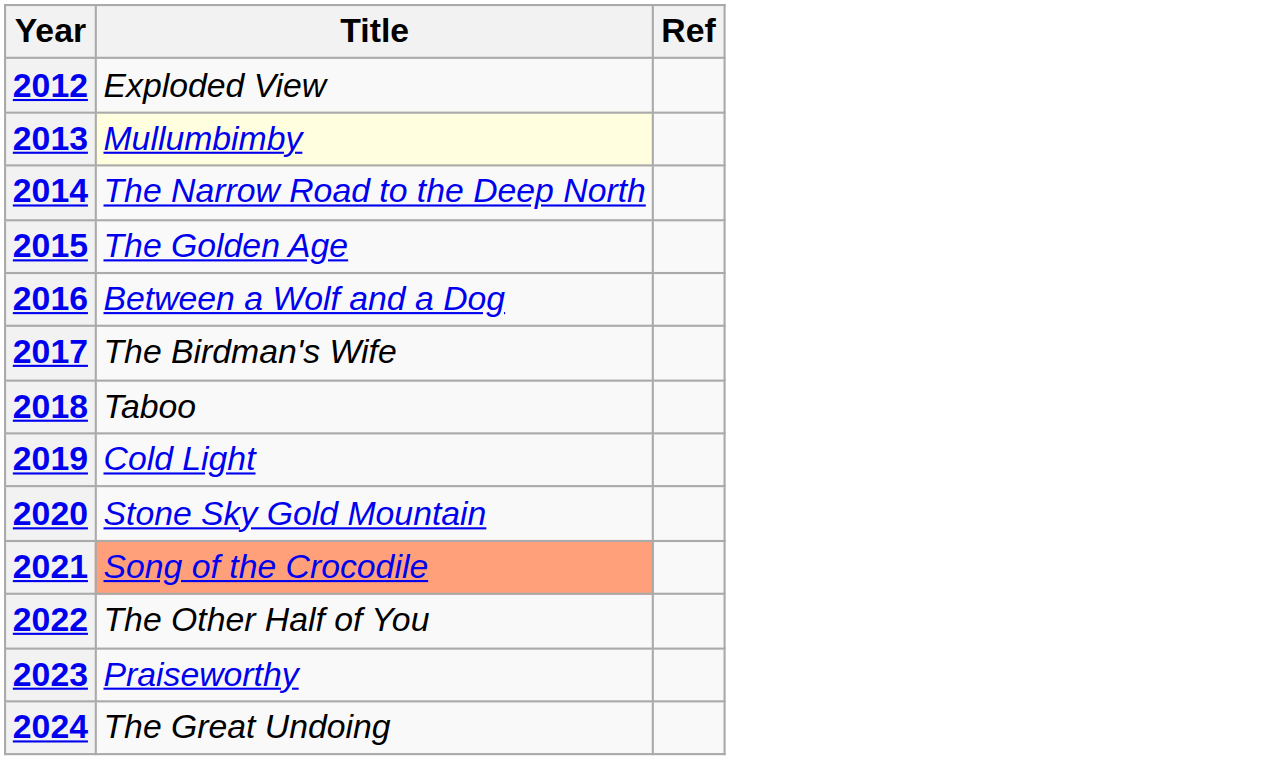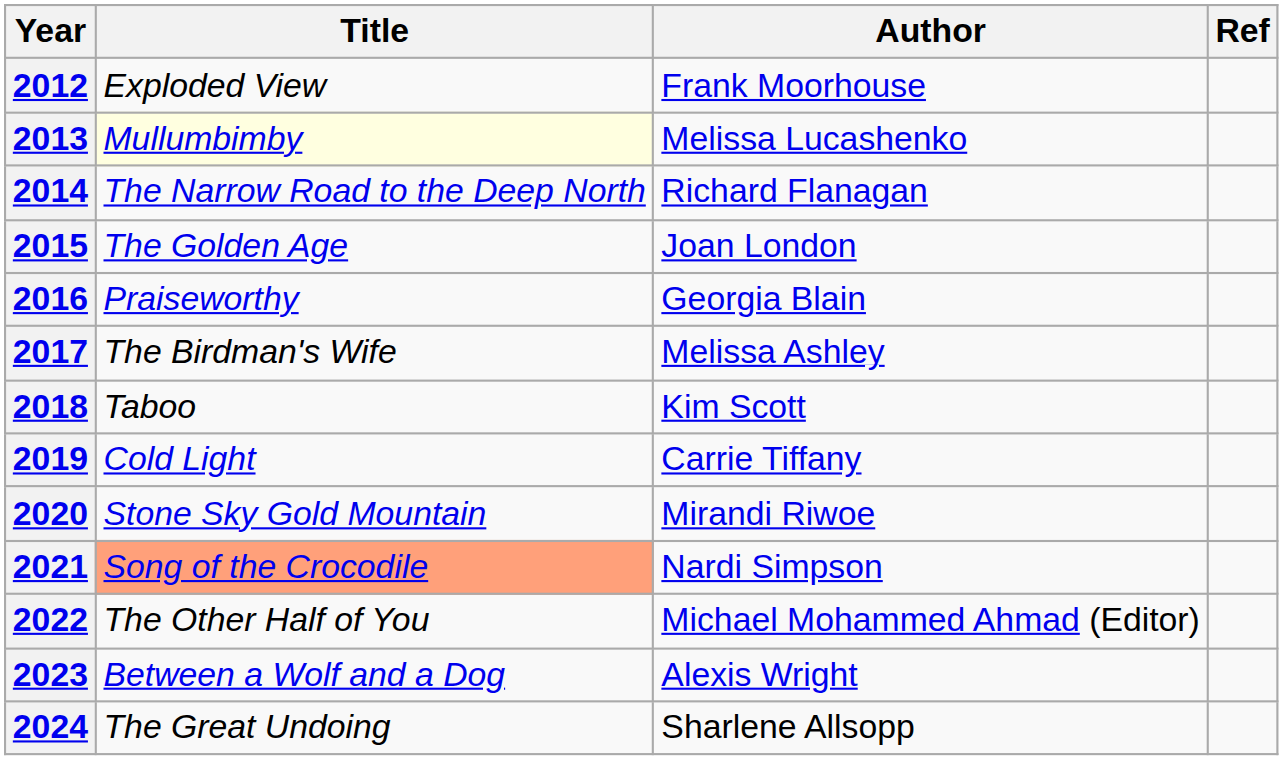+ column: (931, 31)
(304, 298) Between a Wolf and a Dog -> (201, 298) Praiseworthy
(201, 673) Praiseworthy -> (304, 673) Between a Wolf and a Dog
